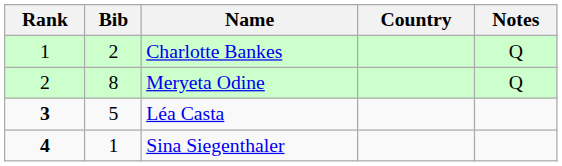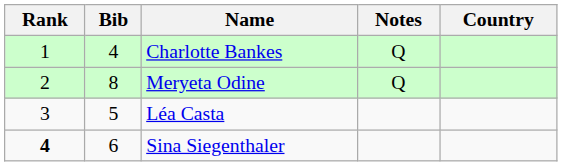columns swapped: (416, 20) <-> (516, 20)
(113, 51) 2 -> (113, 51) 4
(45, 113) bold -> (45, 113) normal
(113, 144) 1 -> (113, 144) 6
